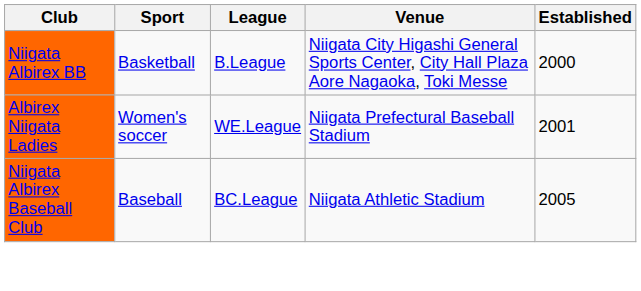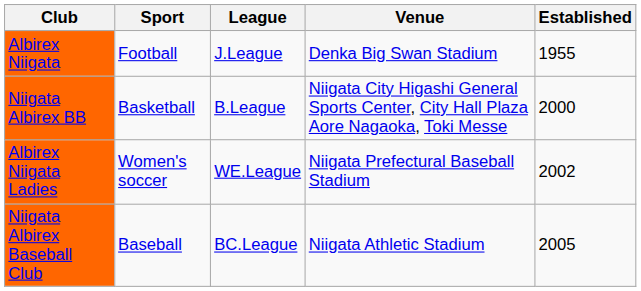+ row: (34, 53)
(557, 126) 2001 -> (557, 171) 2002
